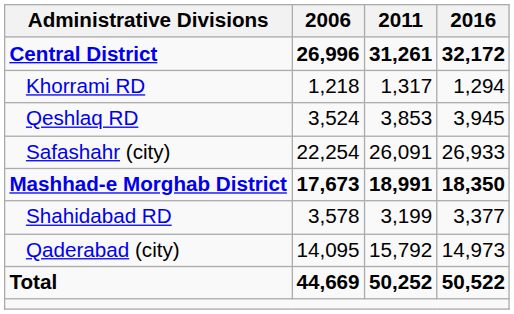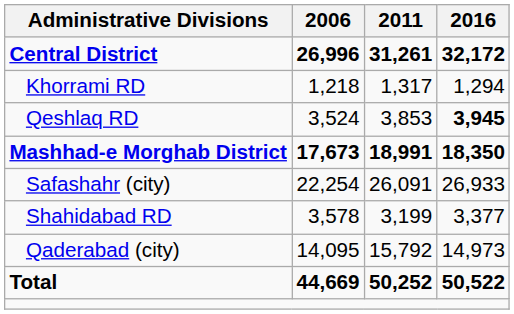(479, 119) normal -> (479, 119) bold
rows swapped: (98, 151) <-> (148, 184)
